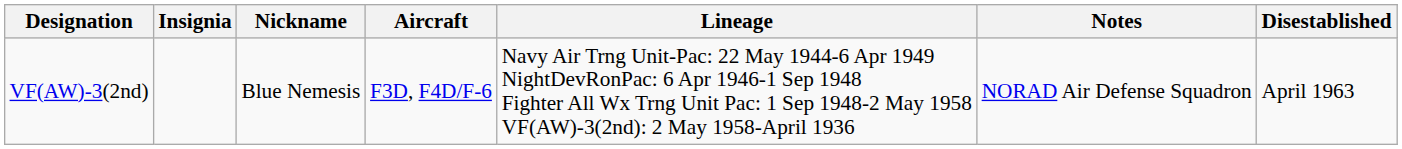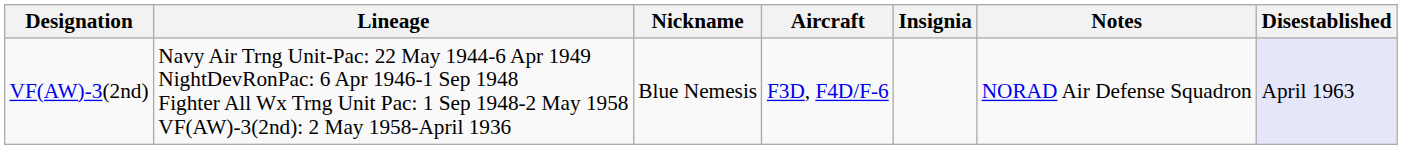columns swapped: (195, 21) <-> (737, 21)
(1308, 91) no background -> (1308, 91) lavender background
